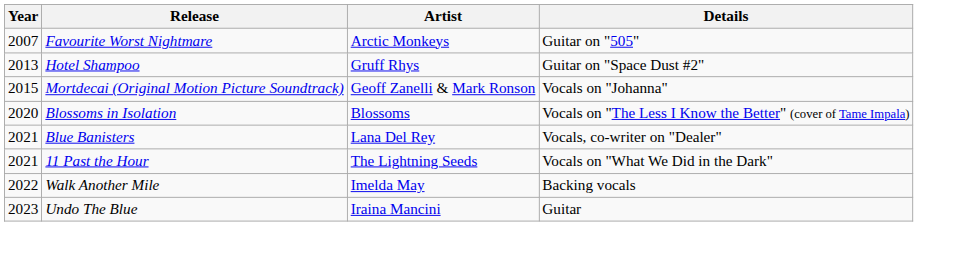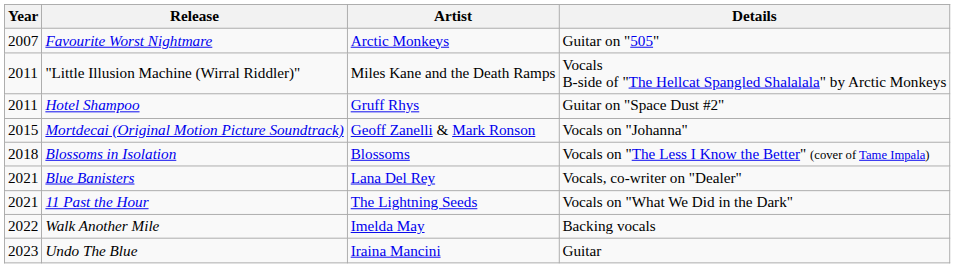+ row: (173, 73)
(23, 64) 2013 -> (23, 105) 2011
(23, 112) 2020 -> (23, 154) 2018
